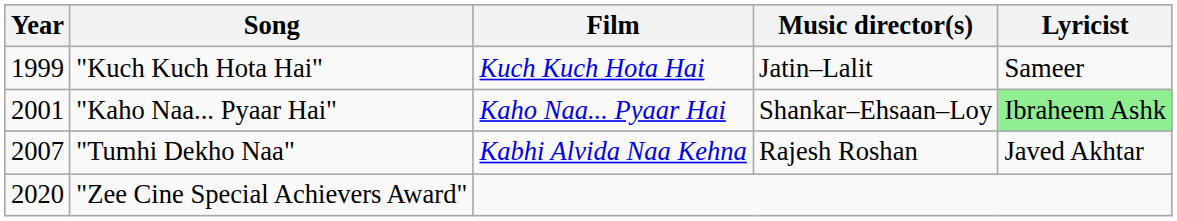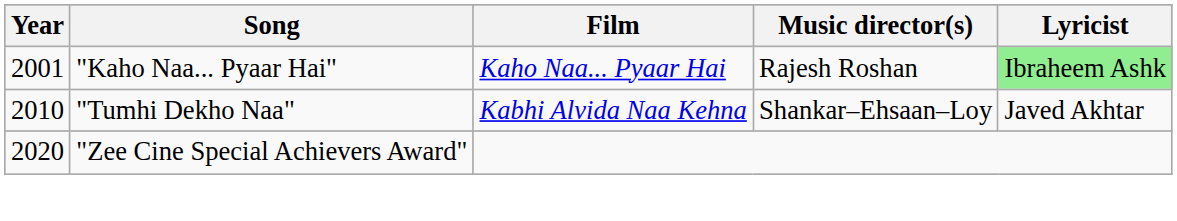- row: (200, 67)
(876, 109) Shankar–Ehsaan–Loy -> (838, 67) Rajesh Roshan
(38, 151) 2007 -> (38, 109) 2010
(838, 151) Rajesh Roshan -> (876, 109) Shankar–Ehsaan–Loy
